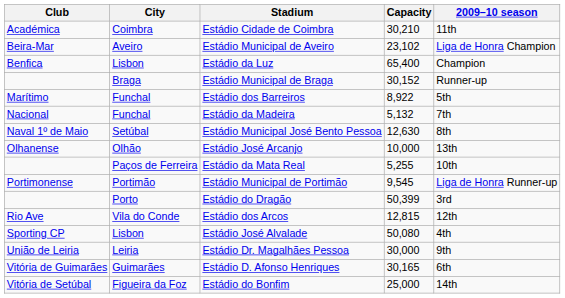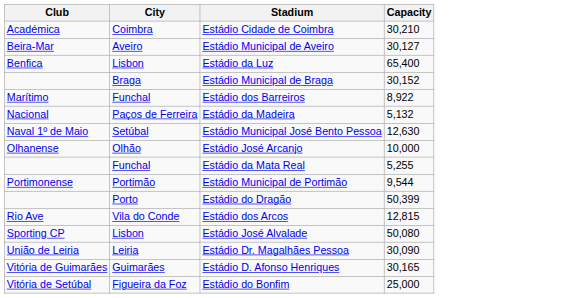- column: (497, 13)
(403, 47) 23,102 -> (403, 47) 30,127
(131, 115) Funchal -> (155, 115) Paços de Ferreira
(155, 166) Paços de Ferreira -> (131, 166) Funchal
(400, 183) 9,545 -> (400, 183) 9,544
(403, 251) 30,000 -> (403, 251) 30,090
